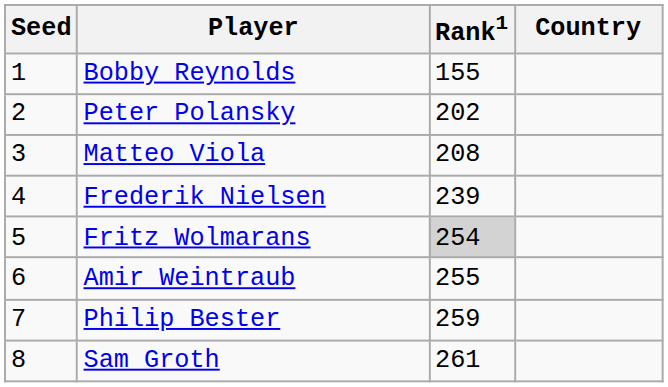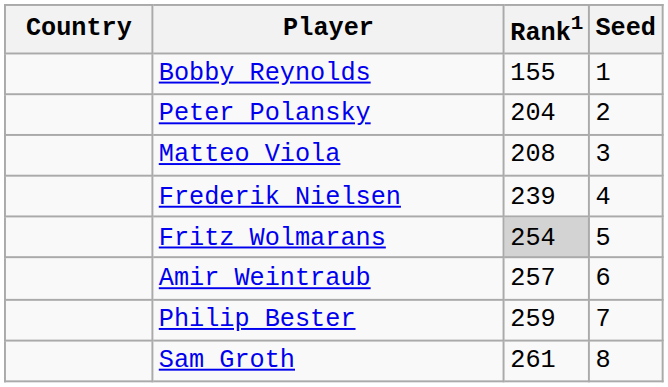columns swapped: (588, 29) <-> (41, 29)
(458, 114) 202 -> (533, 114) 204
(458, 279) 255 -> (533, 279) 257
